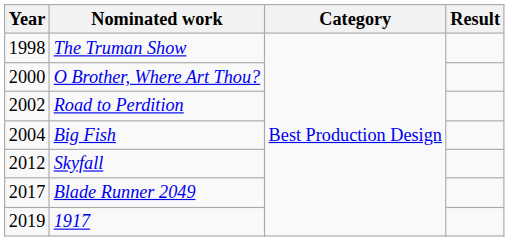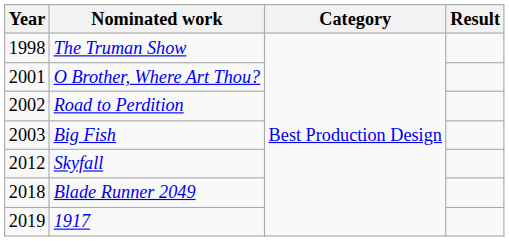(27, 76) 2000 -> (27, 76) 2001
(27, 134) 2004 -> (27, 134) 2003
(27, 192) 2017 -> (27, 192) 2018
